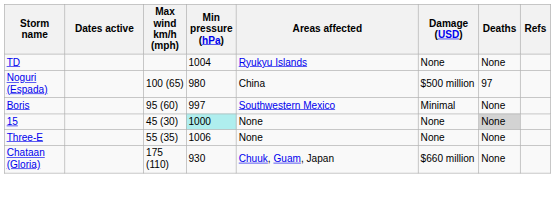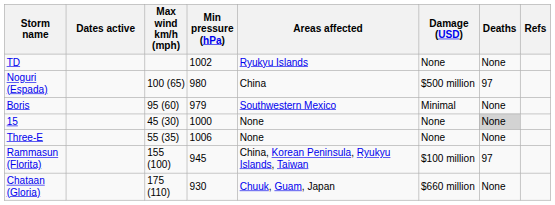(200, 62) 1004 -> (201, 62) 1002
(197, 105) 997 -> (198, 105) 979
(200, 121) paleturquoise background -> (201, 121) no background
+ row: (32, 159)
